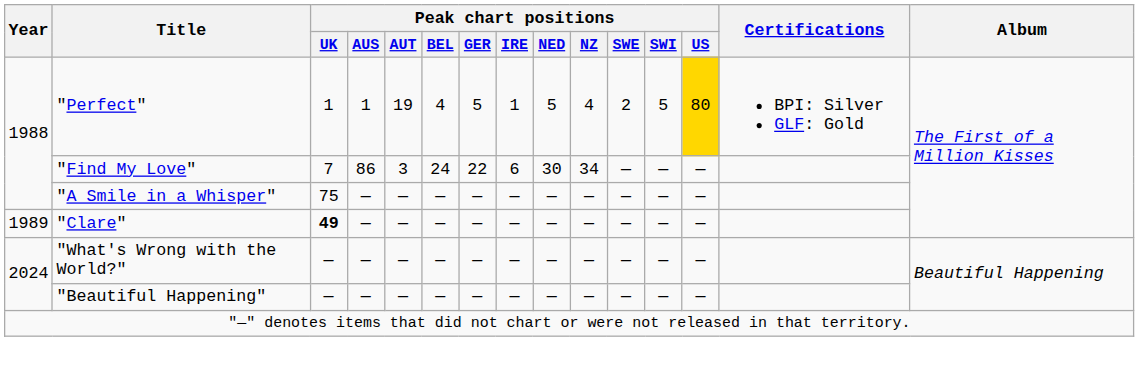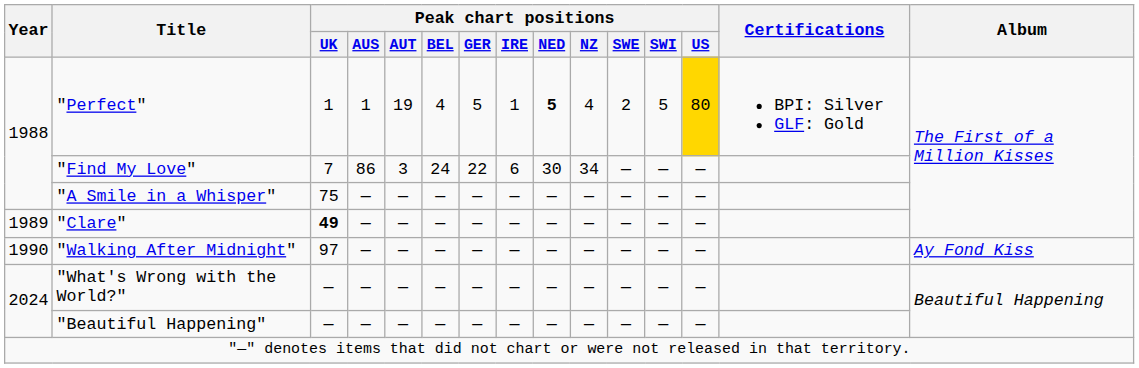(552, 106) normal -> (552, 106) bold
+ row: (176, 251)
